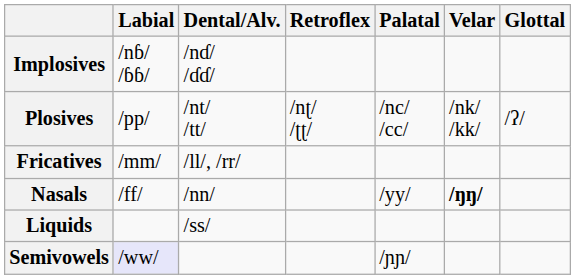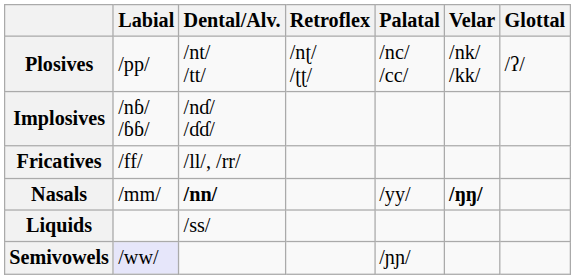rows swapped: (59, 118) <-> (59, 63)
(140, 161) /mm/ -> (130, 161) /ff/
(130, 193) /ff/ -> (140, 193) /mm/
(199, 193) normal -> (200, 193) bold
